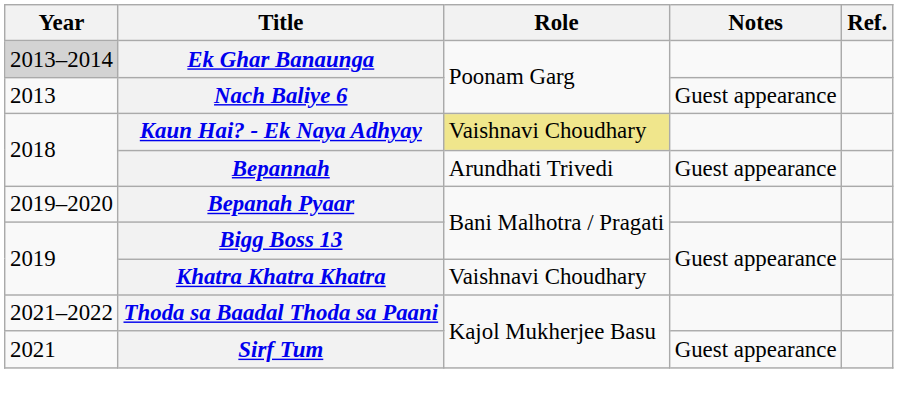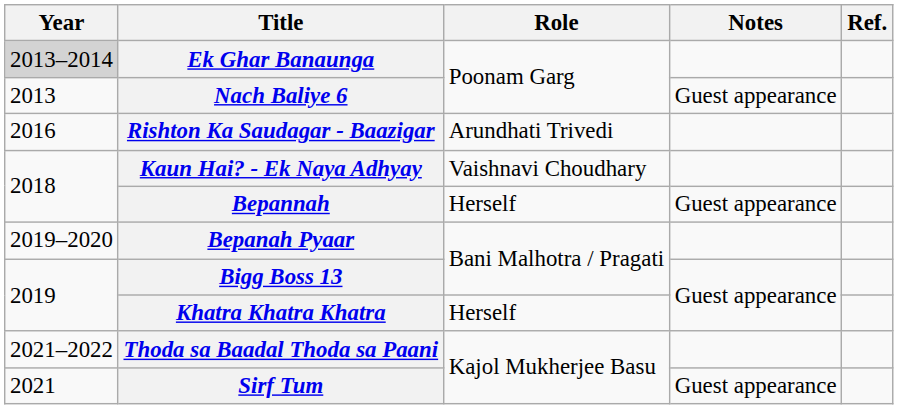+ row: (281, 131)
(548, 131) khaki background -> (548, 167) no background
(531, 167) Arundhati Trivedi -> (482, 204) Herself
(548, 276) Vaishnavi Choudhary -> (482, 312) Herself
